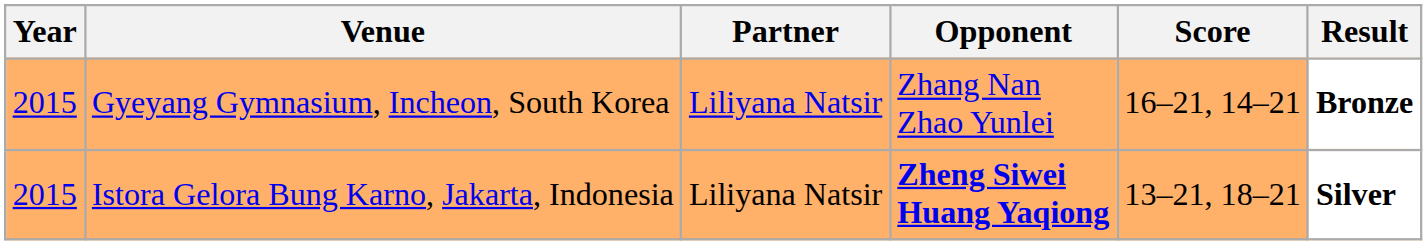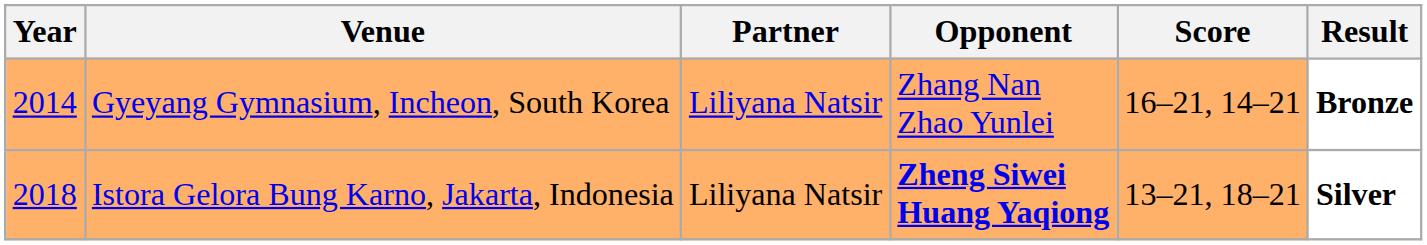(45, 103) 2015 -> (45, 103) 2014
(45, 194) 2015 -> (45, 194) 2018
